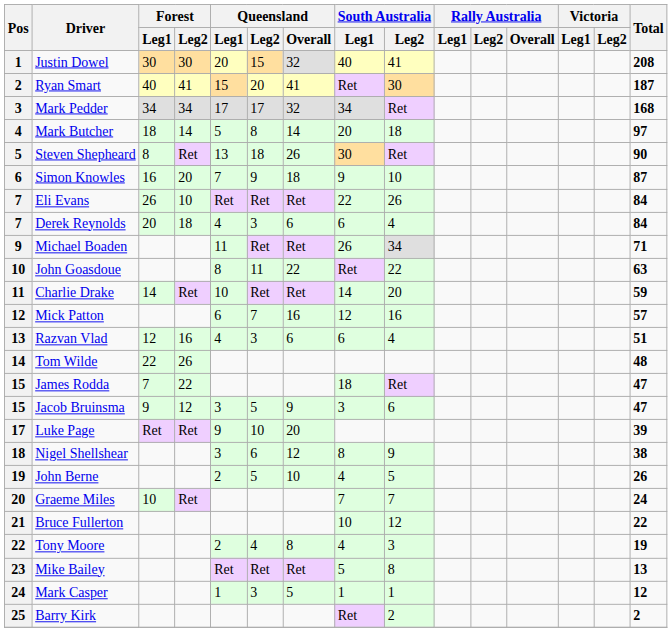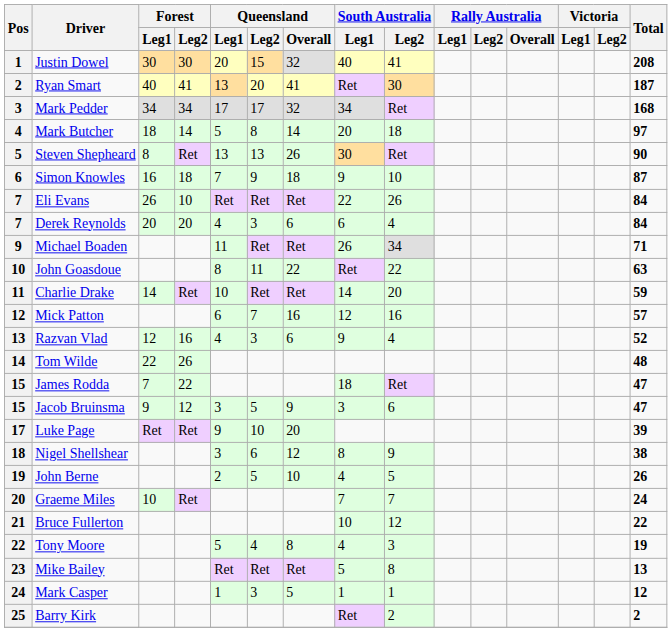(221, 85) 15 -> (221, 85) 13
(257, 154) 18 -> (257, 154) 13
(185, 177) 20 -> (185, 177) 18
(185, 223) 18 -> (185, 223) 20
(341, 339) 6 -> (341, 339) 9
(640, 339) 51 -> (640, 339) 52
(218, 546) 2 -> (218, 546) 5
